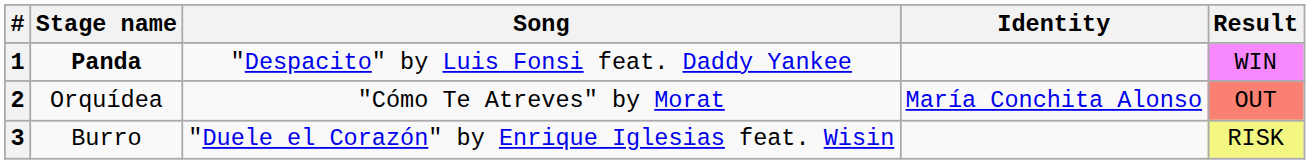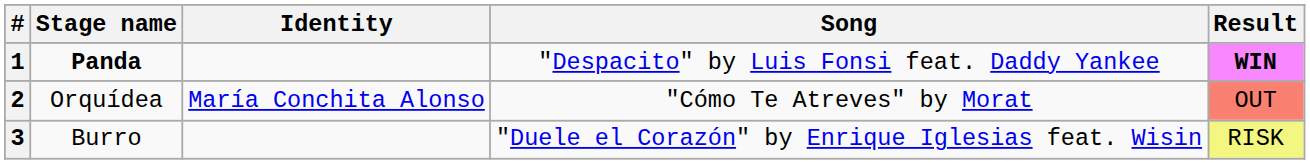columns swapped: (541, 24) <-> (1054, 24)
(1256, 62) normal -> (1256, 62) bold
